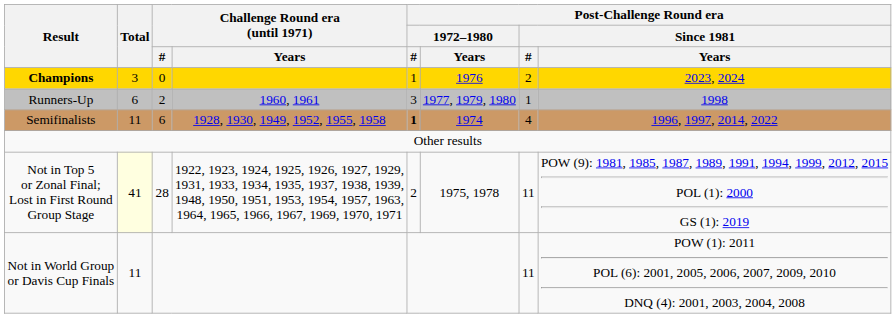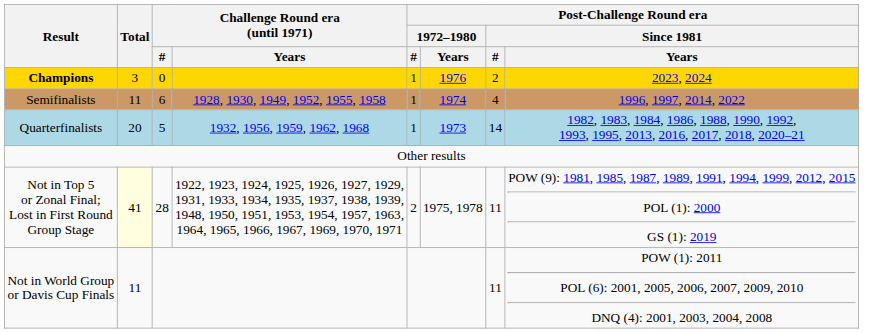- row: (61, 99)
(413, 120) bold -> (413, 99) normal
+ row: (61, 127)
